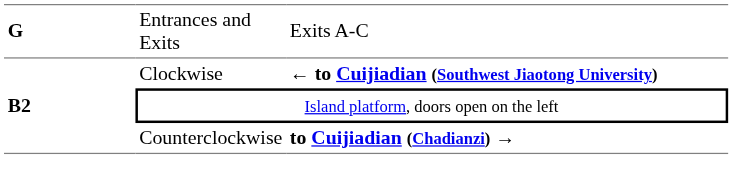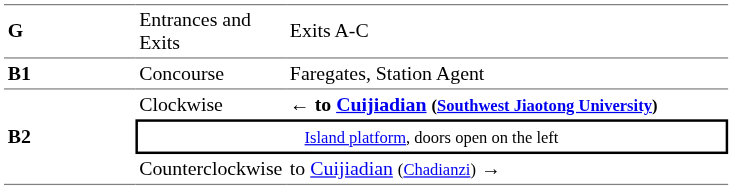+ row: (182, 73)
(402, 137) bold -> (395, 168) normal
